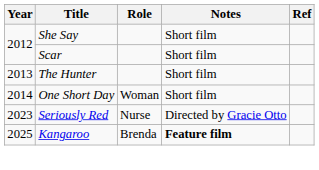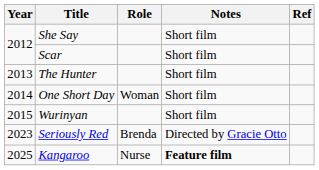+ row: (63, 114)
(135, 114) Nurse -> (138, 134) Brenda
(138, 134) Brenda -> (135, 154) Nurse
